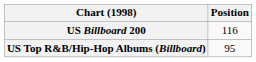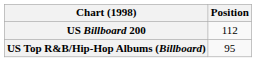(230, 30) 116 -> (230, 30) 112
